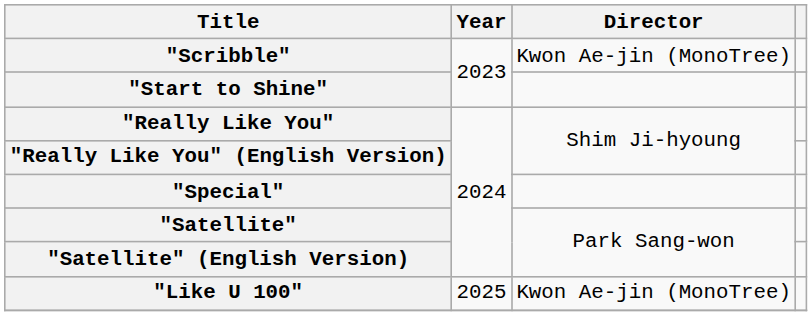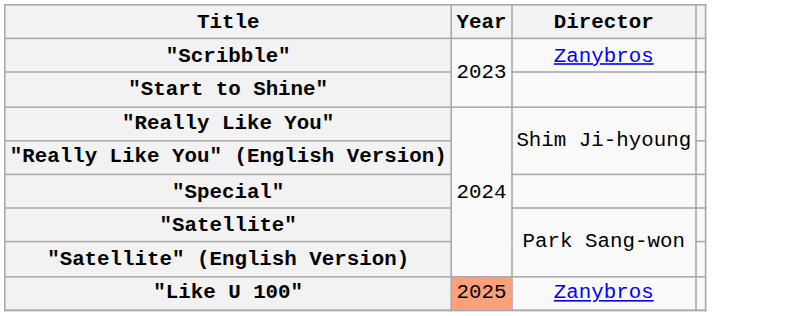(654, 56) Kwon Ae-jin (MonoTree) -> (604, 56) Zanybros
(482, 293) no background -> (482, 293) lightsalmon background
(654, 293) Kwon Ae-jin (MonoTree) -> (604, 293) Zanybros
